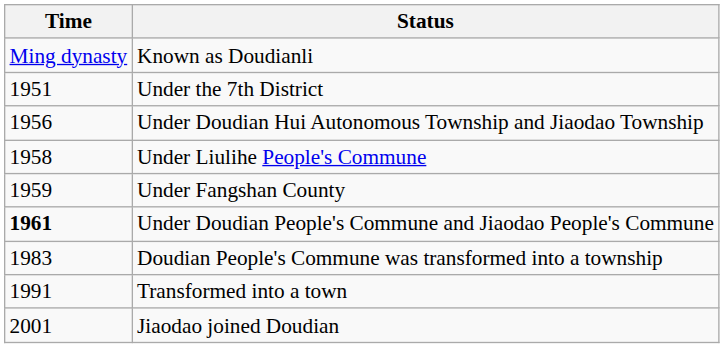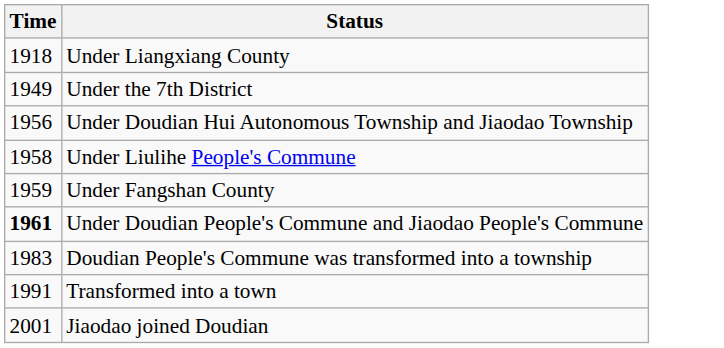- row: (225, 55)
+ row: (178, 55)
(31, 88) 1951 -> (31, 88) 1949
